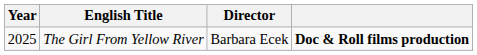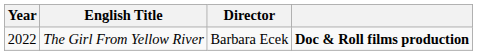(22, 38) 2025 -> (22, 38) 2022
